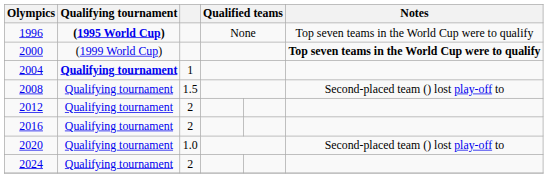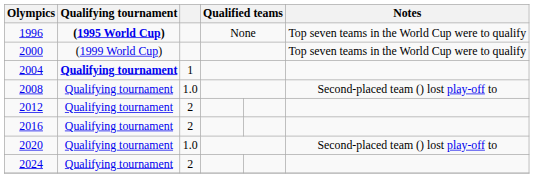(414, 51) bold -> (407, 51) normal
(190, 88) 1.5 -> (190, 88) 1.0
